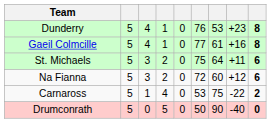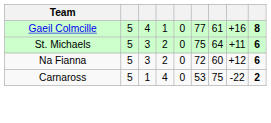- row: (63, 28)
- row: (63, 110)
